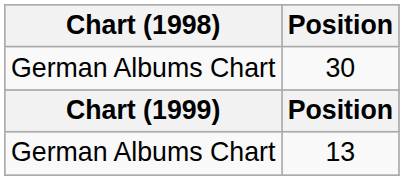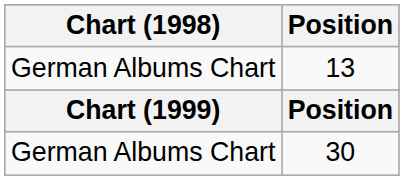rows swapped: (340, 152) <-> (340, 68)
